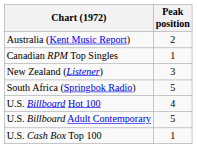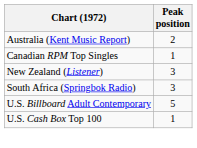(173, 87) 5 -> (173, 87) 3
- row: (54, 103)
